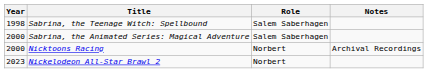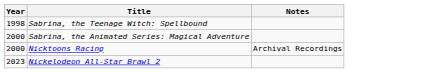- column: (291, 11)
